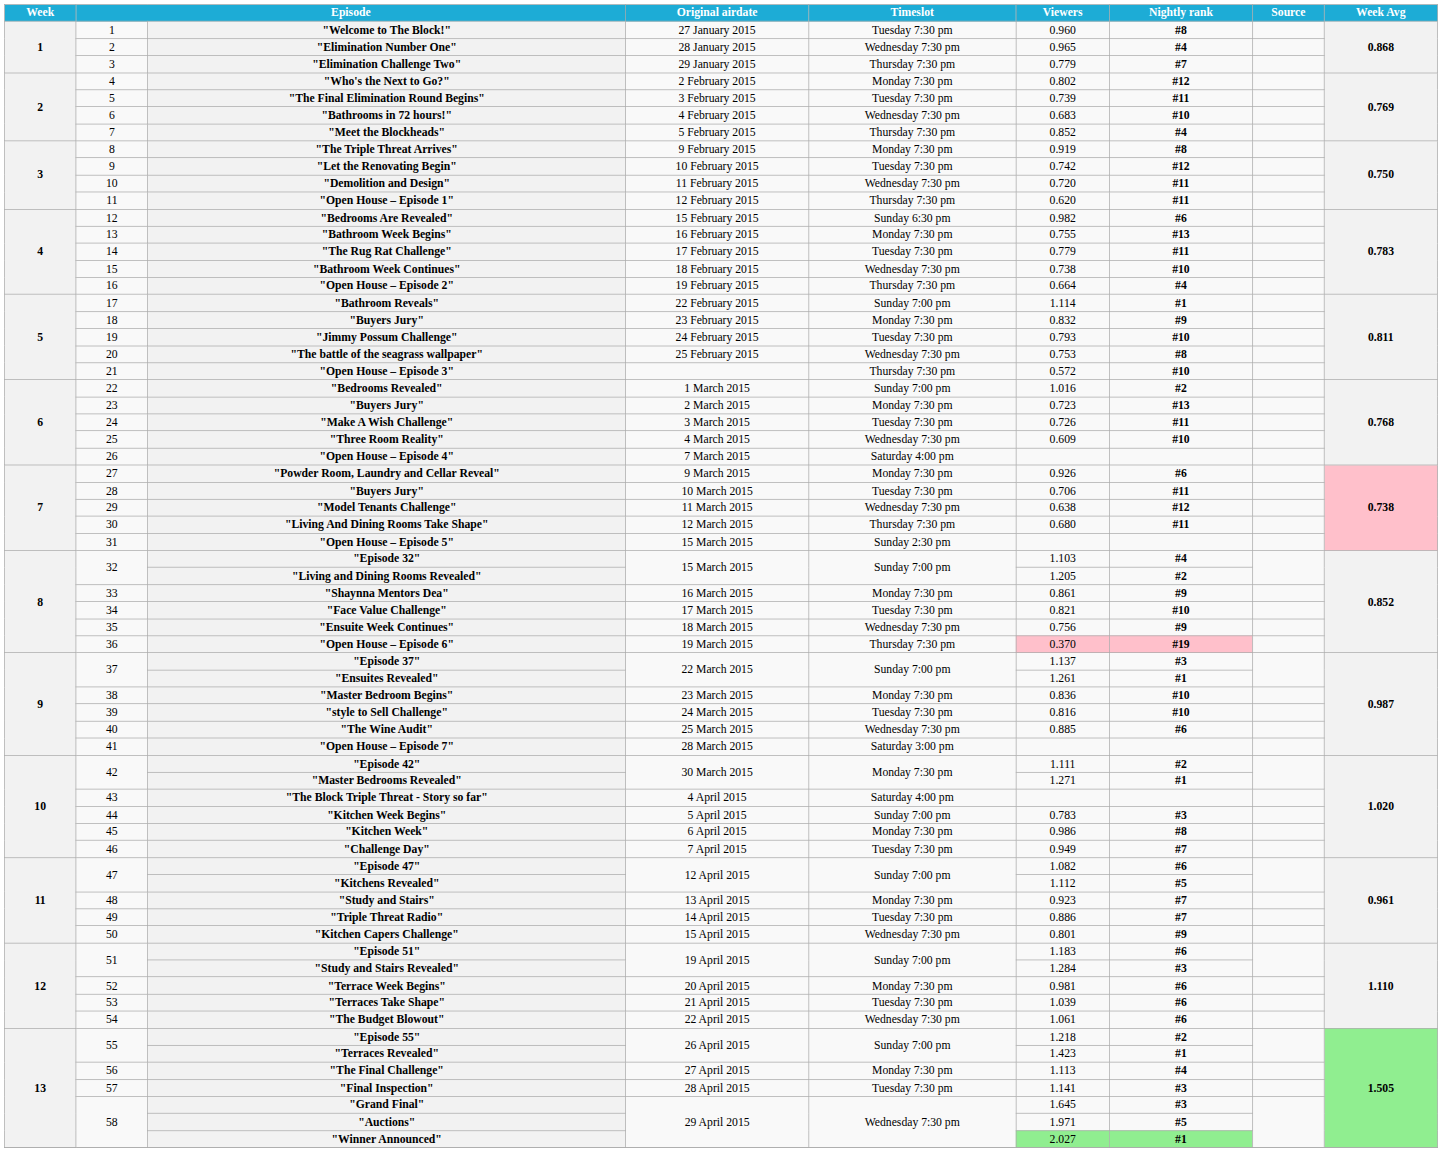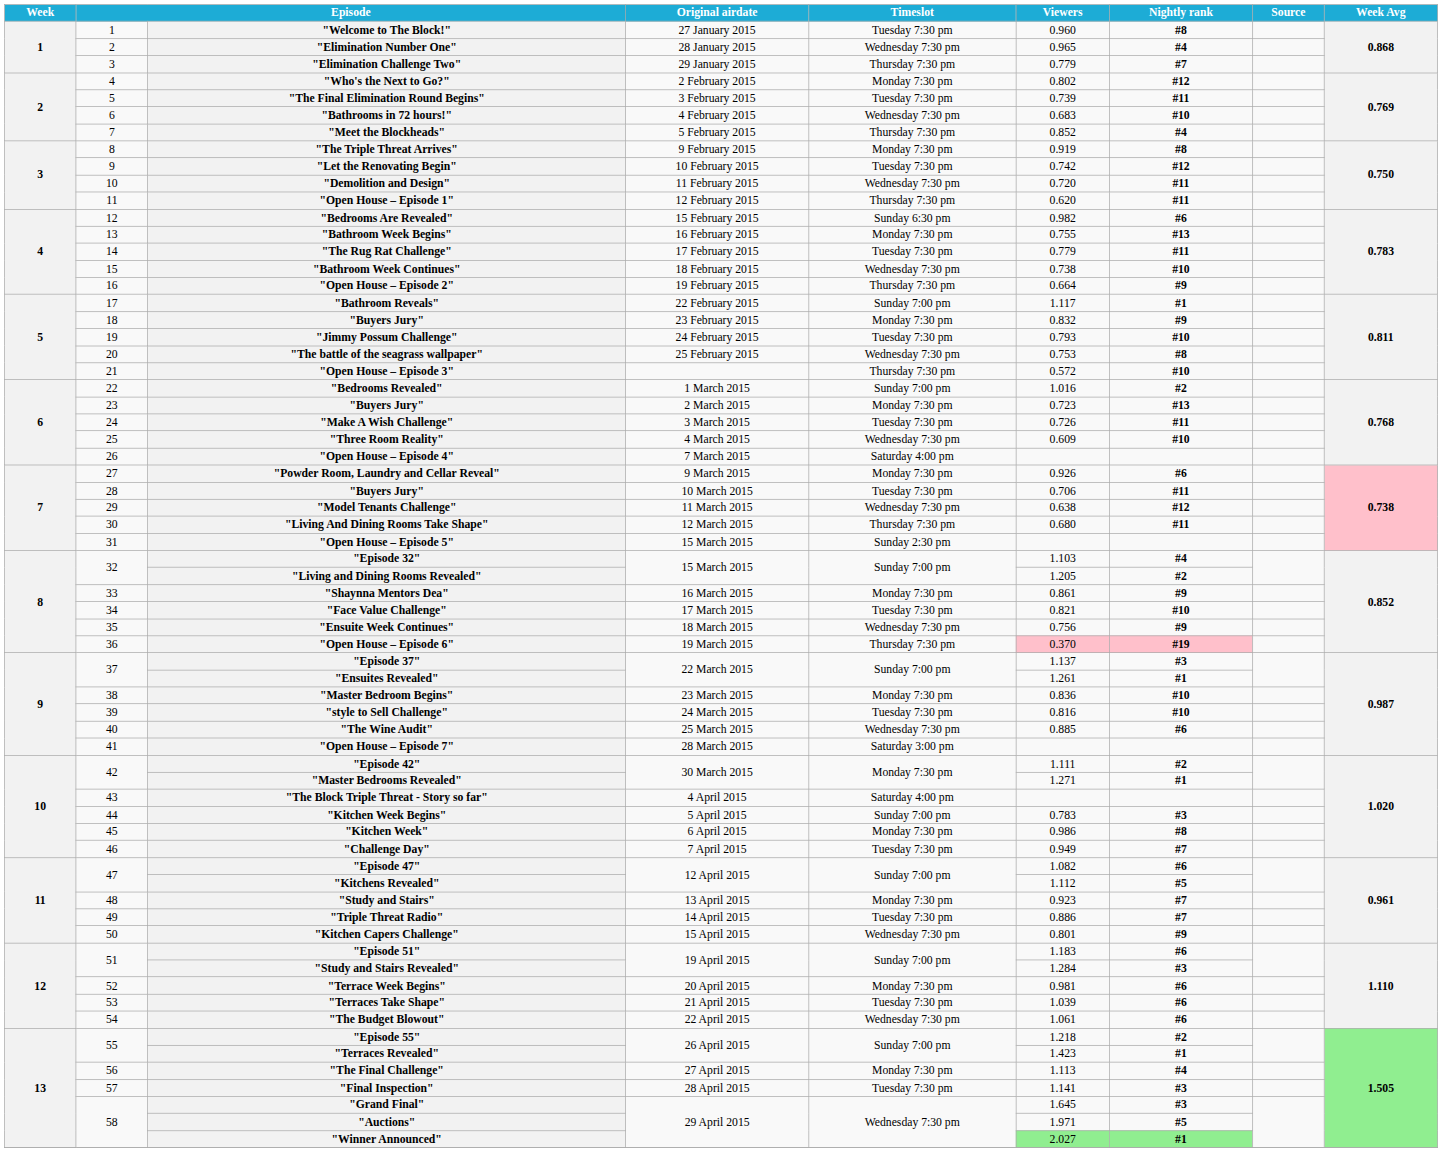(1181, 286) #4 -> (1181, 286) #9
(1063, 303) 1.114 -> (1063, 303) 1.117
